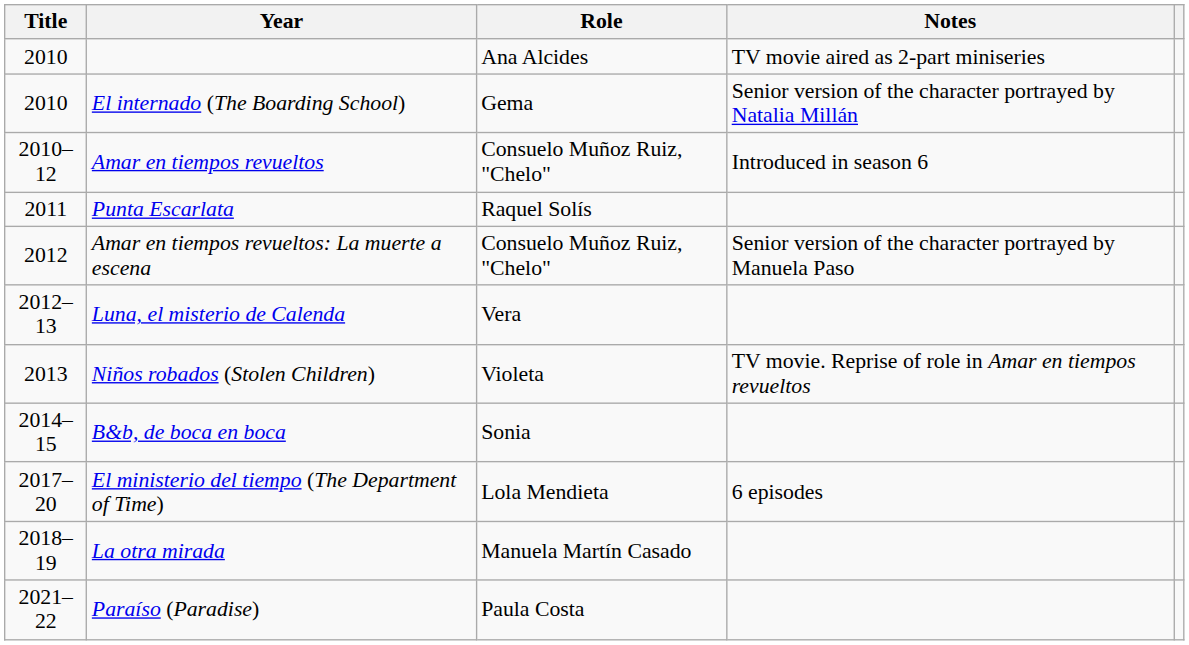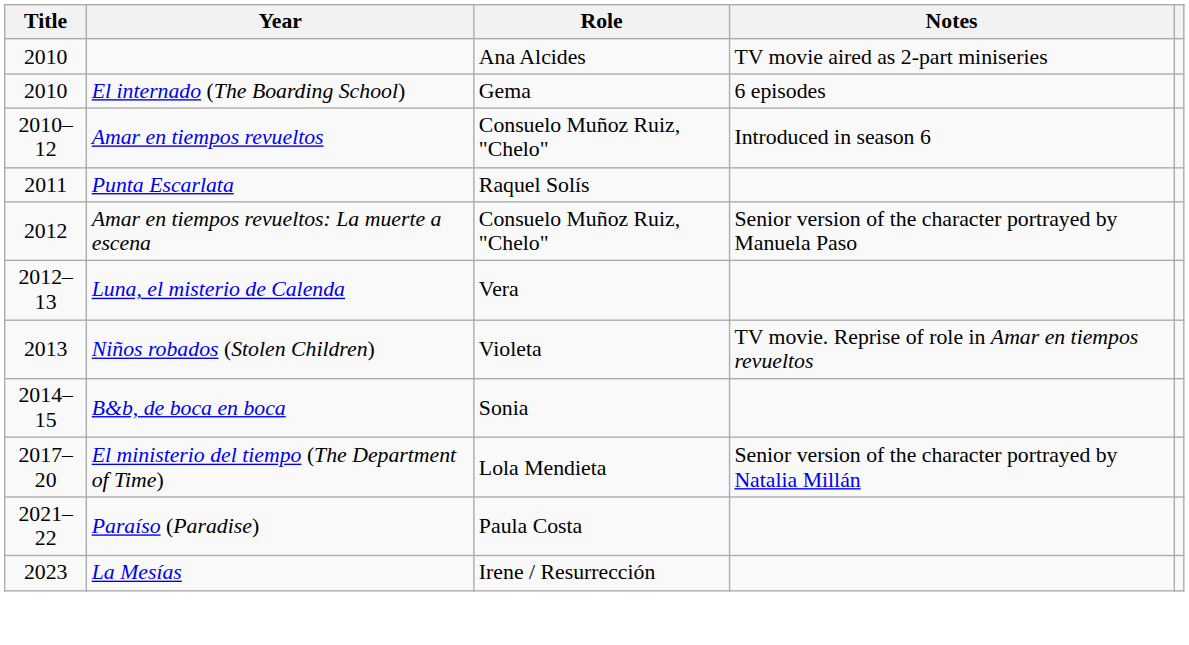(923, 103) Senior version of the character portrayed by Natalia Millán -> (780, 90) 6 episodes
(777, 491) 6 episodes -> (926, 466) Senior version of the character portrayed by Natalia Millán
- row: (158, 550)
+ row: (137, 572)
